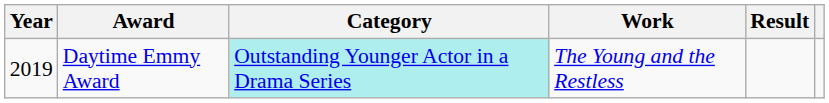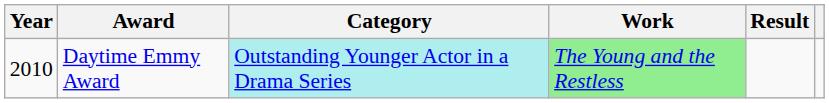(31, 68) 2019 -> (31, 68) 2010
(635, 68) no background -> (635, 68) lightgreen background
